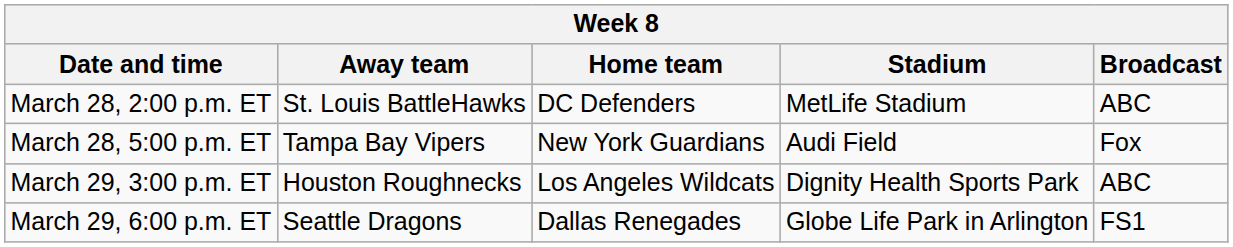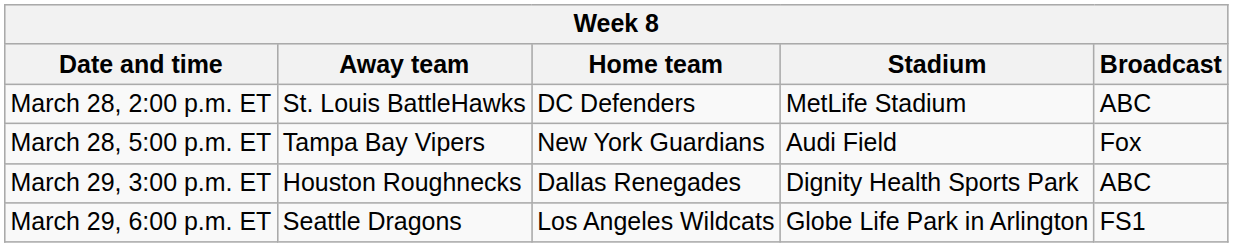(656, 182) Los Angeles Wildcats -> (639, 182) Dallas Renegades
(639, 222) Dallas Renegades -> (656, 222) Los Angeles Wildcats
